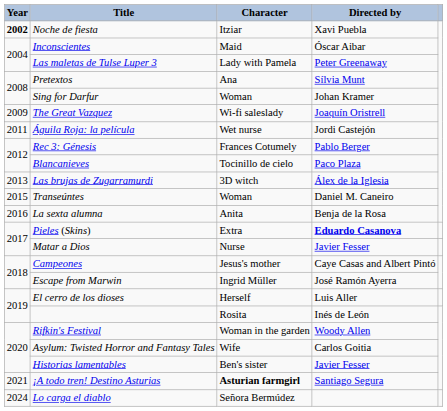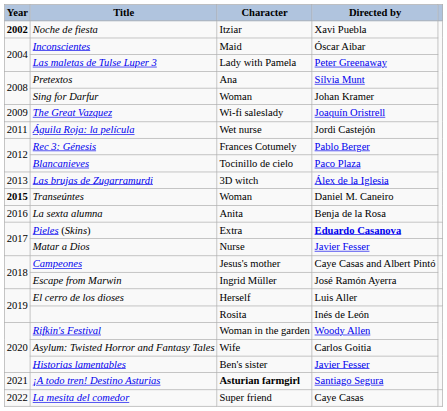(17, 197) normal -> (17, 197) bold
+ row: (81, 398)
- row: (72, 398)
